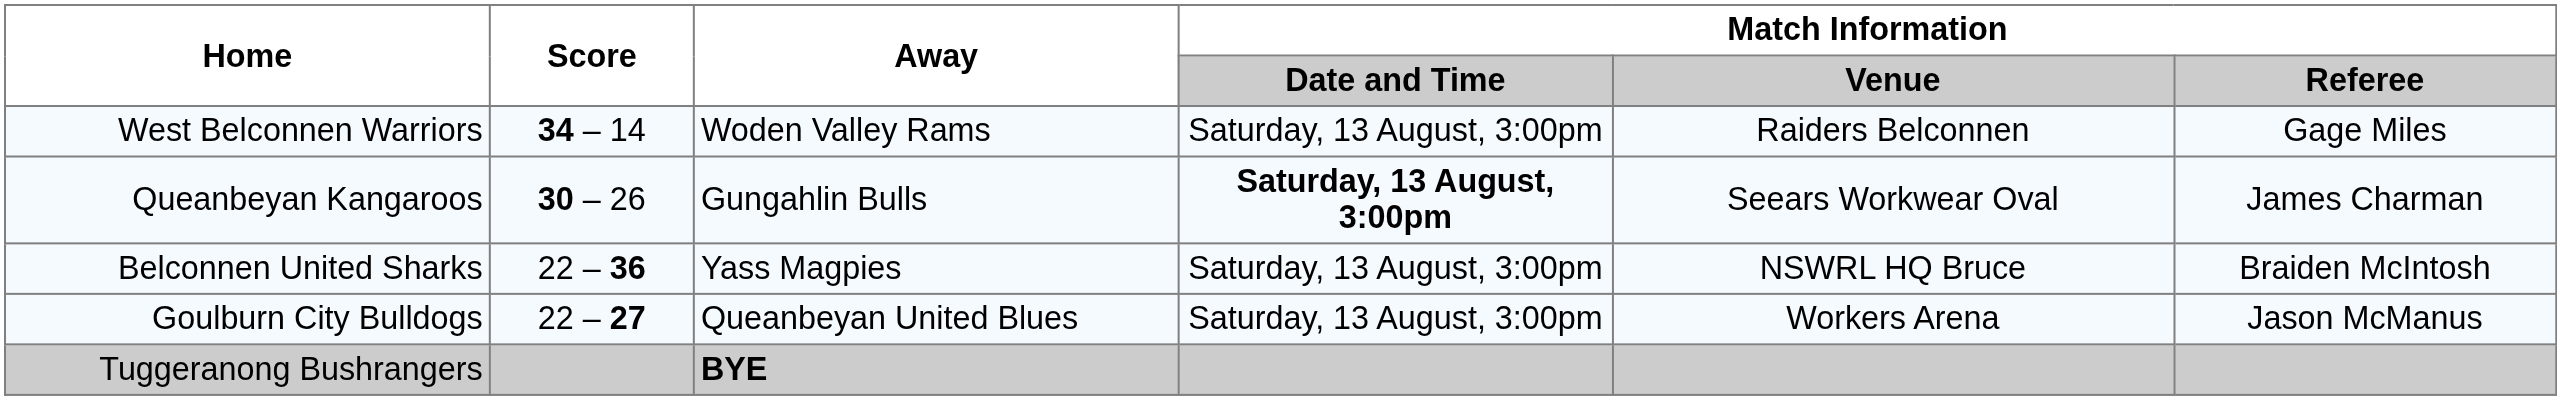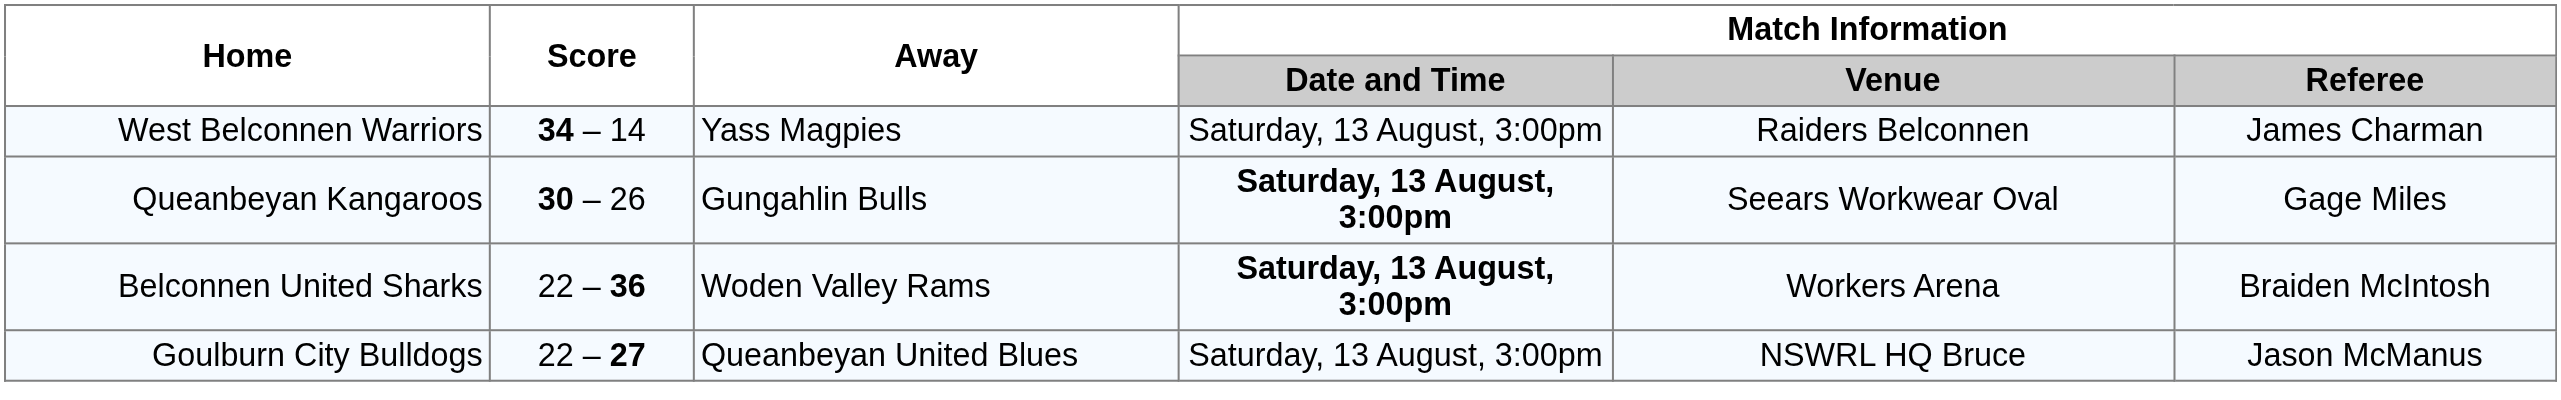(846, 130) Woden Valley Rams -> (801, 130) Yass Magpies
(2365, 130) Gage Miles -> (2365, 130) James Charman
(2365, 199) James Charman -> (2365, 199) Gage Miles
(801, 268) Yass Magpies -> (846, 286) Woden Valley Rams
(1395, 268) normal -> (1395, 286) bold
(1893, 268) NSWRL HQ Bruce -> (1893, 286) Workers Arena
(1893, 318) Workers Arena -> (1893, 354) NSWRL HQ Bruce
- row: (291, 369)
